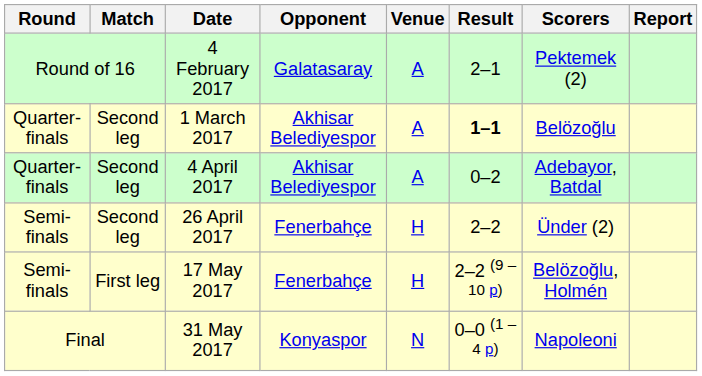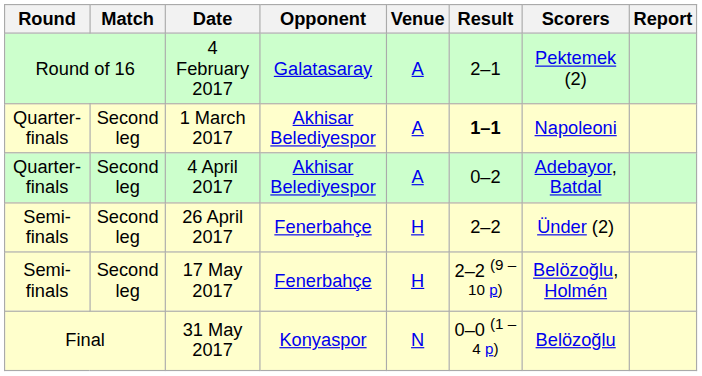(576, 128) Belözoğlu -> (576, 128) Napoleoni
(128, 281) First leg -> (128, 281) Second leg
(576, 340) Napoleoni -> (576, 340) Belözoğlu
